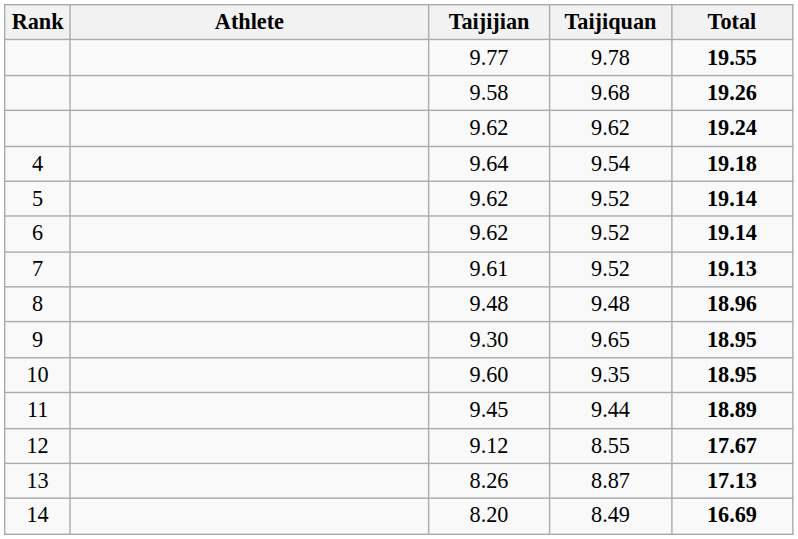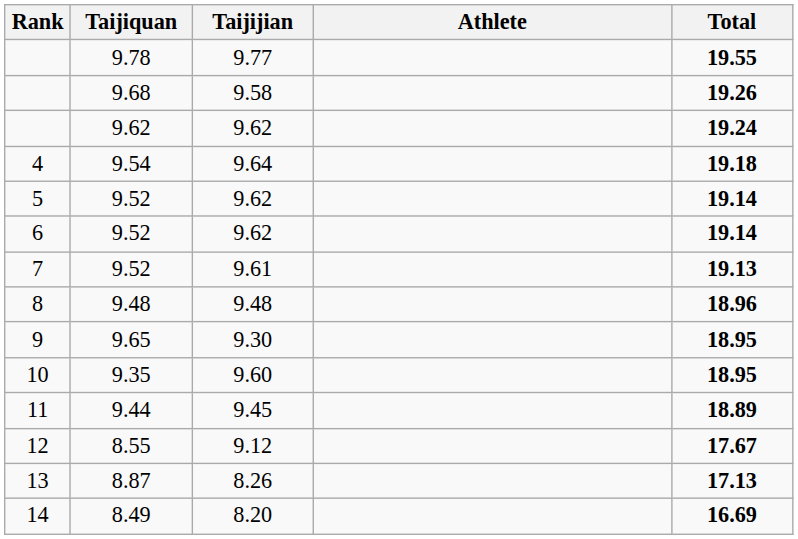columns swapped: (249, 22) <-> (610, 22)
